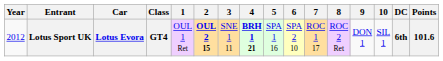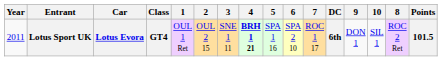columns swapped: (339, 11) <-> (401, 11)
(16, 37) 2012 -> (16, 37) 2011
(206, 37) bold -> (206, 37) normal
(424, 37) 101.6 -> (423, 37) 101.5
